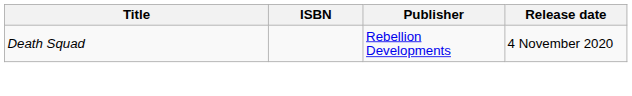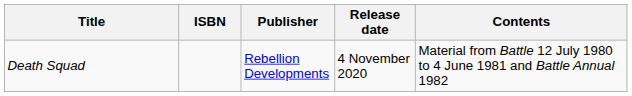+ column: (521, 22)
